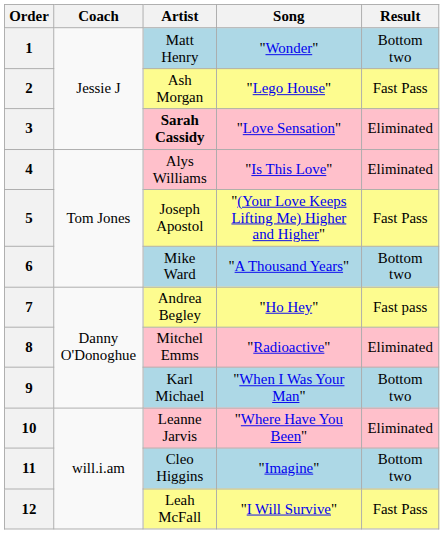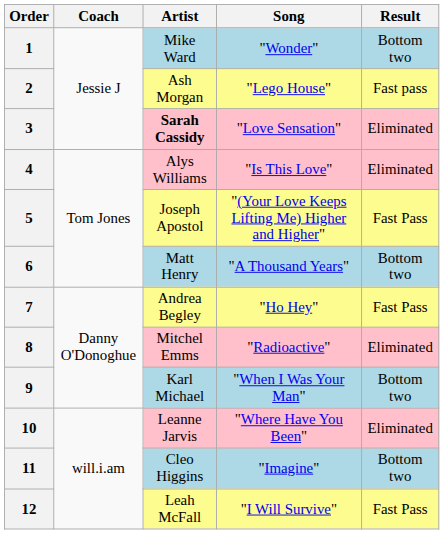(180, 48) Matt Henry -> (180, 48) Mike Ward
(400, 88) Fast Pass -> (400, 88) Fast pass
(180, 266) Mike Ward -> (180, 266) Matt Henry
(400, 307) Fast pass -> (400, 307) Fast Pass
